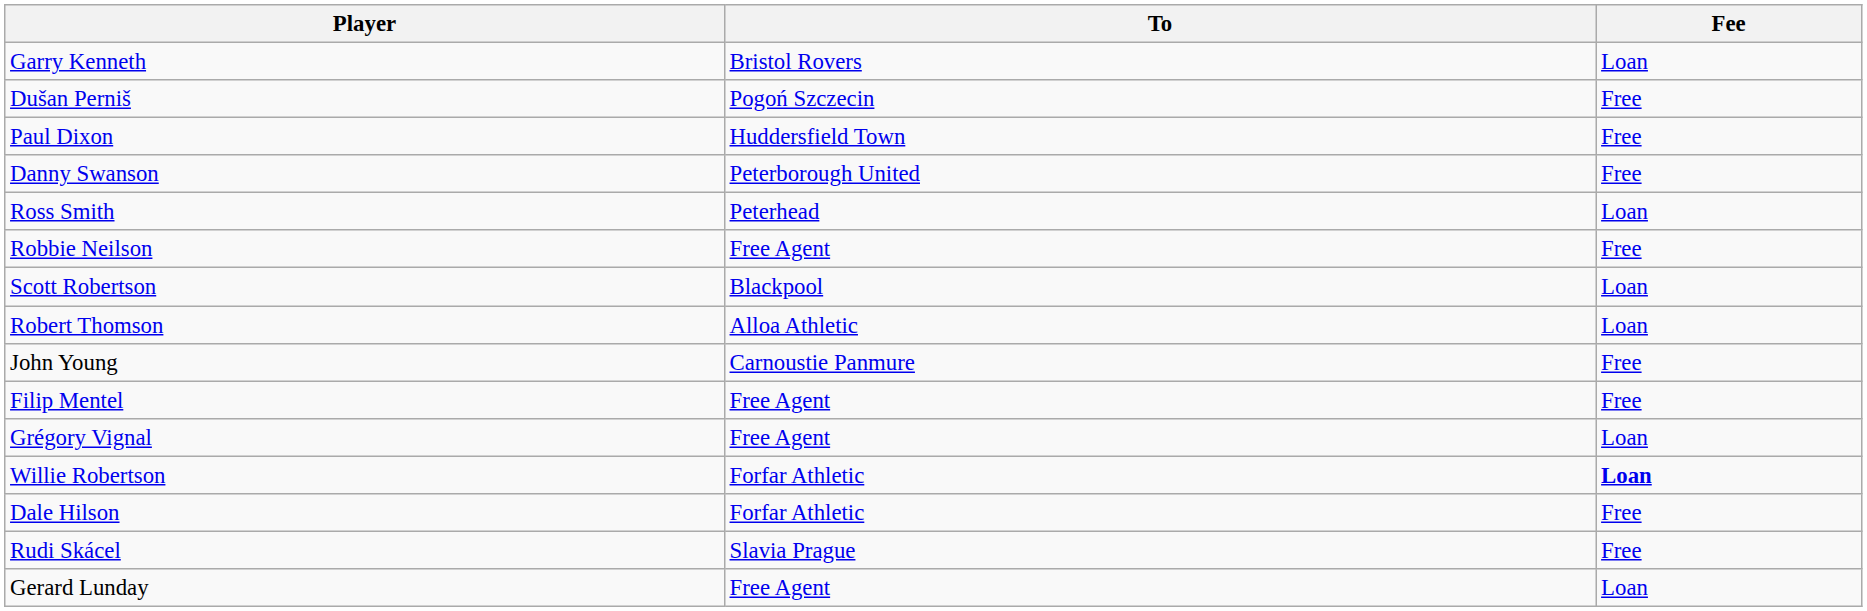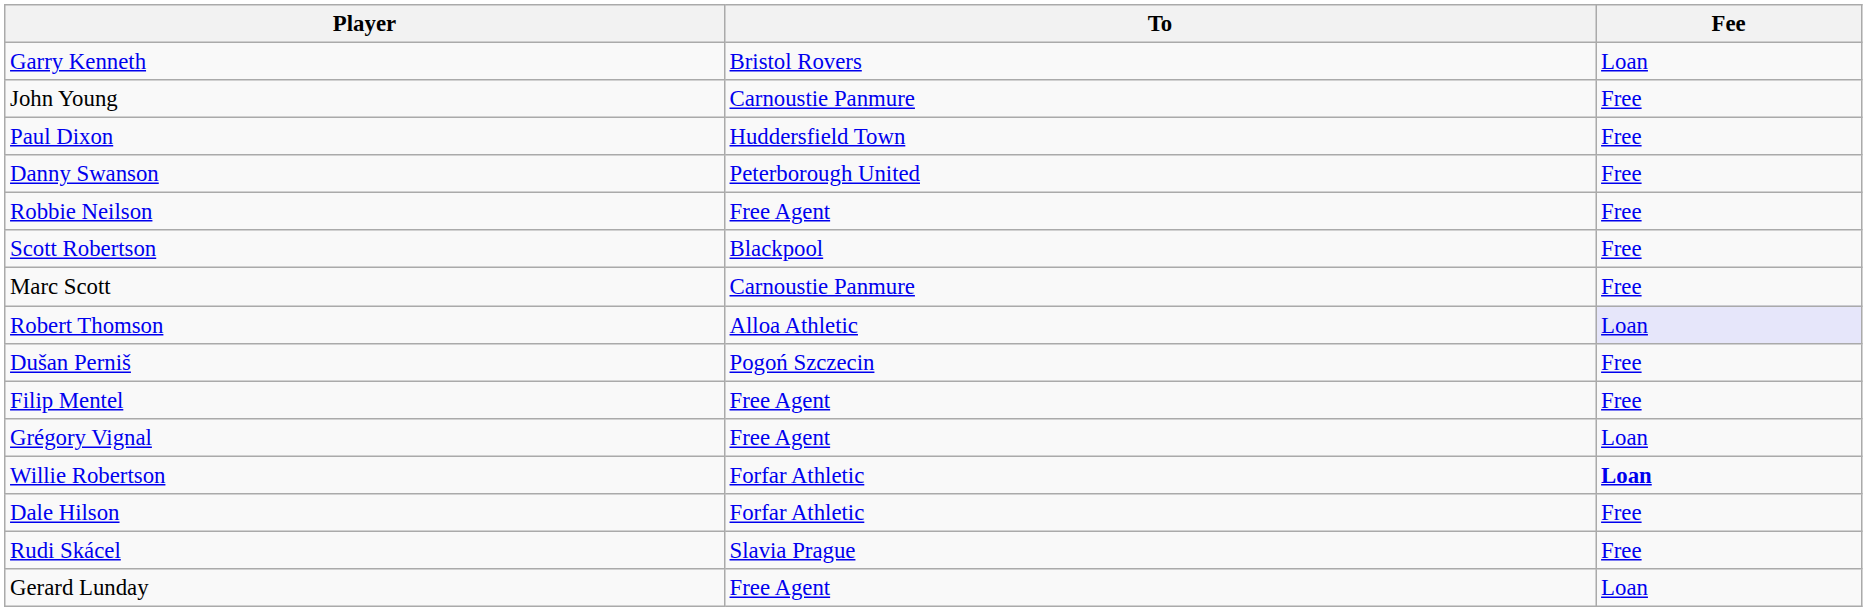rows swapped: (70, 98) <-> (64, 361)
- row: (62, 211)
(1625, 286) Loan -> (1621, 249) Free
+ row: (60, 286)
(1625, 324) no background -> (1625, 324) lavender background
